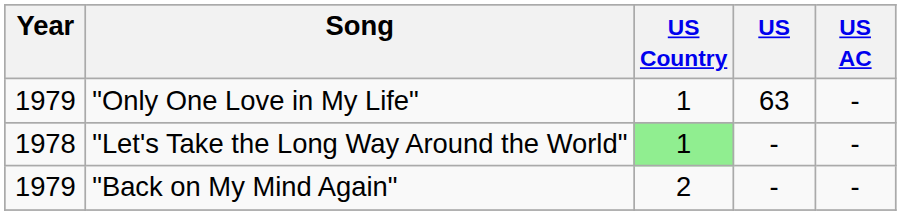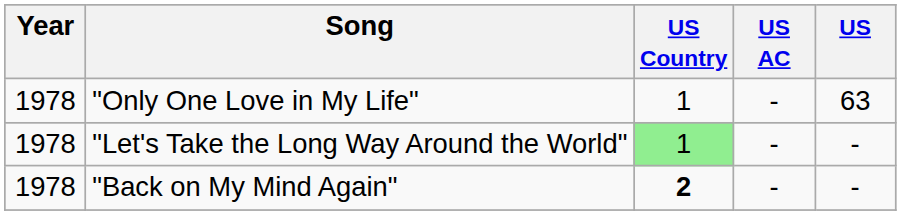columns swapped: (774, 27) <-> (855, 43)
(45, 100) 1979 -> (45, 100) 1978
(45, 187) 1979 -> (45, 187) 1978
(684, 187) normal -> (684, 187) bold
